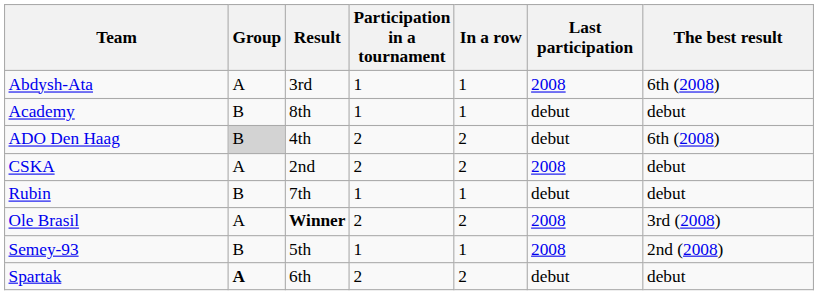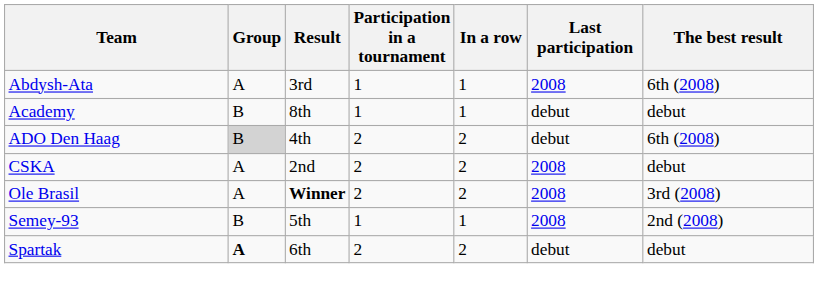- row: (30, 194)
